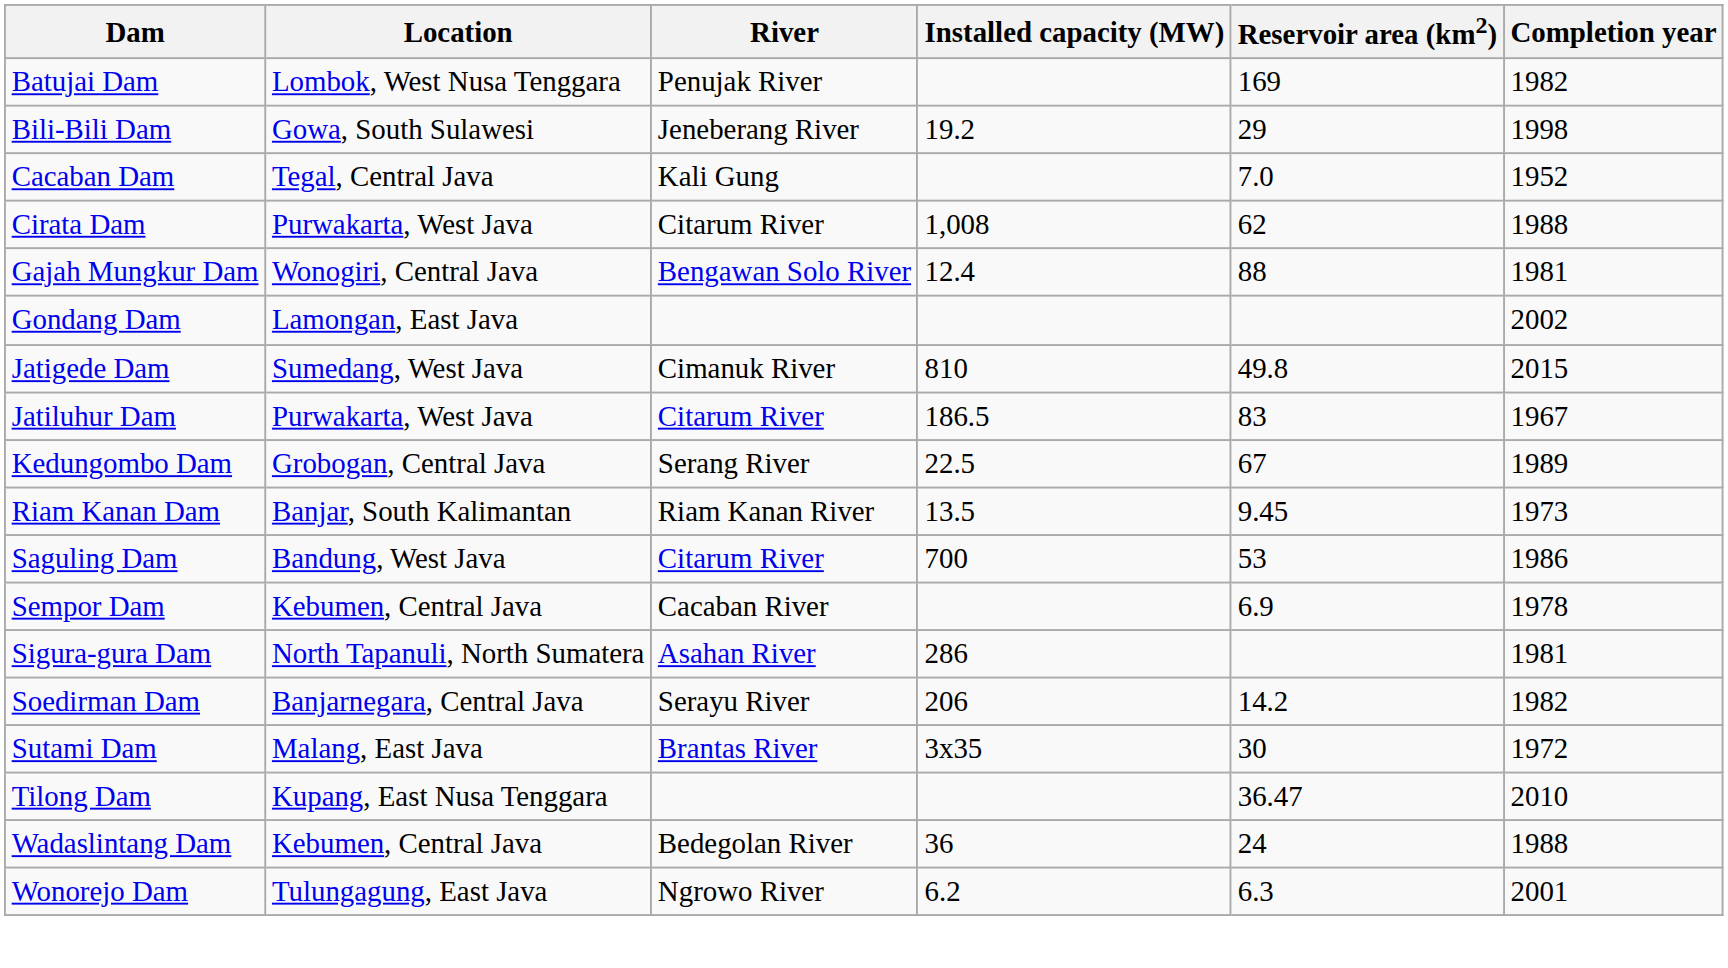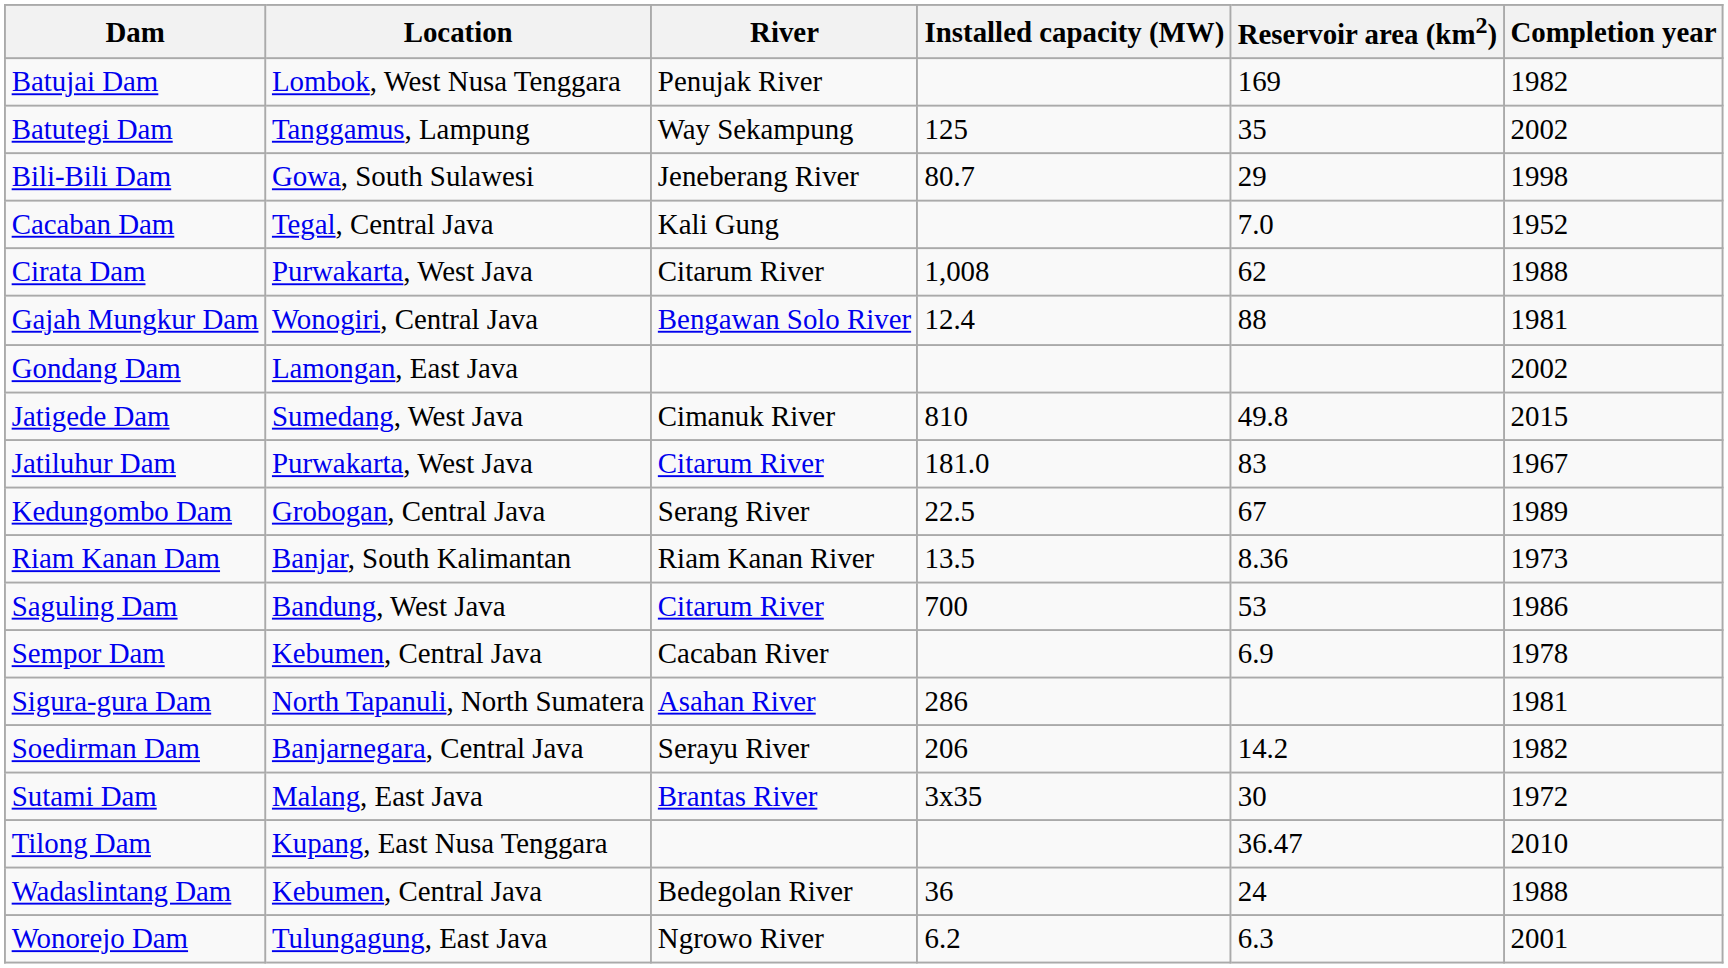+ row: (92, 129)
(950, 129) 19.2 -> (950, 177) 80.7
(957, 415) 186.5 -> (957, 462) 181.0
(1263, 510) 9.45 -> (1263, 558) 8.36
